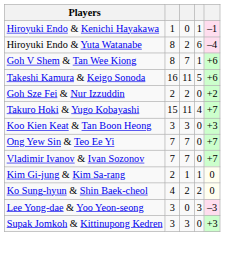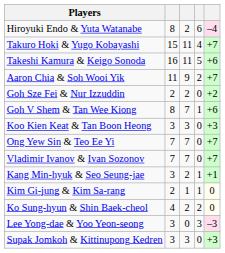- row: (83, 28)
rows swapped: (73, 110) <-> (72, 61)
+ row: (66, 77)
+ row: (76, 175)
